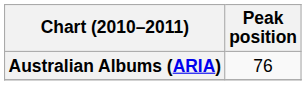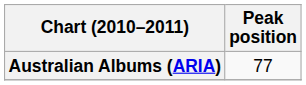(263, 65) 76 -> (263, 65) 77
